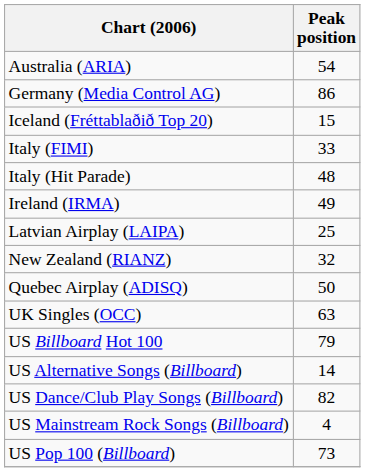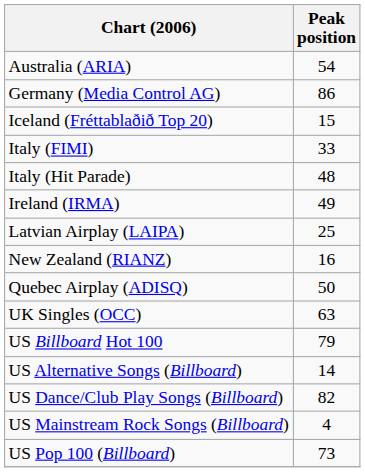(327, 259) 32 -> (327, 259) 16
